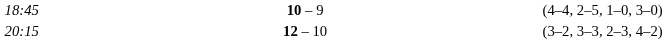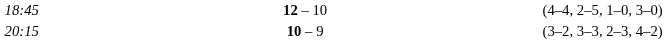(305, 10) 10 – 9 -> (305, 10) 12 – 10
(305, 30) 12 – 10 -> (305, 30) 10 – 9
